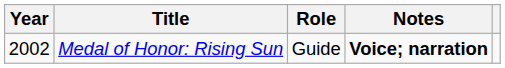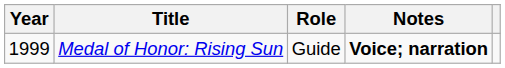(29, 48) 2002 -> (29, 48) 1999
